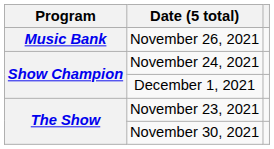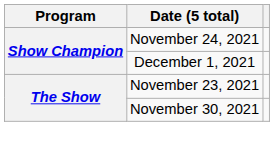- row: (195, 39)
